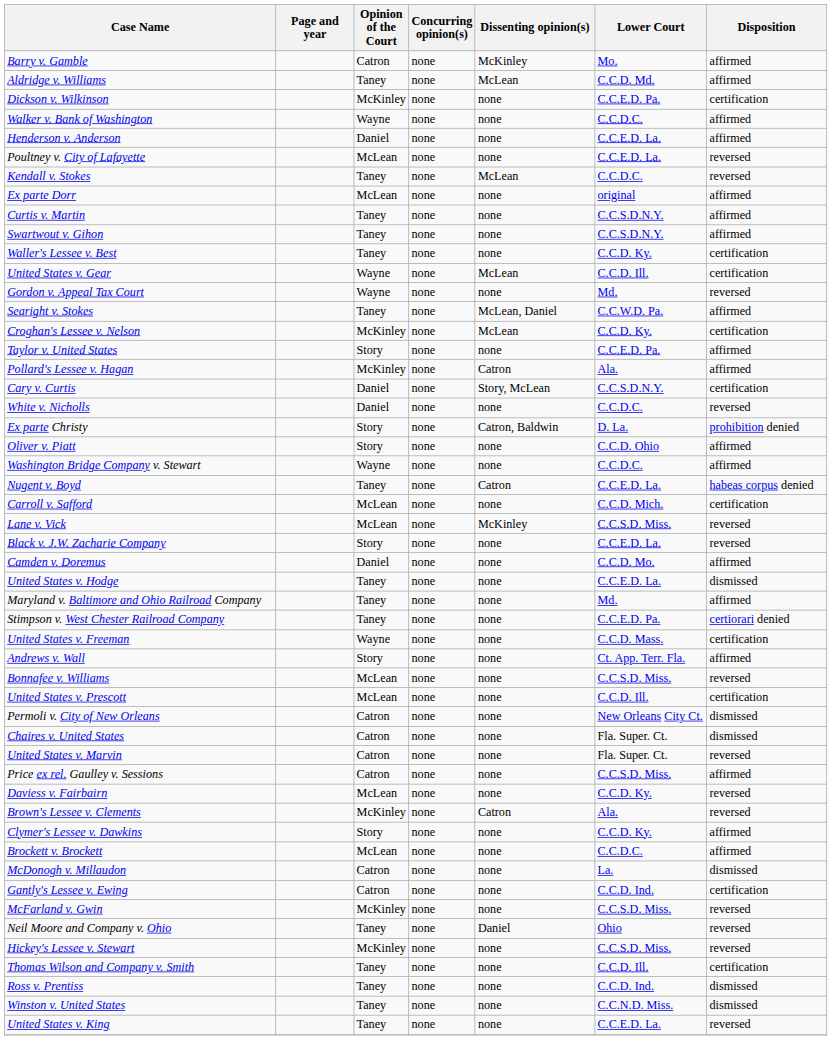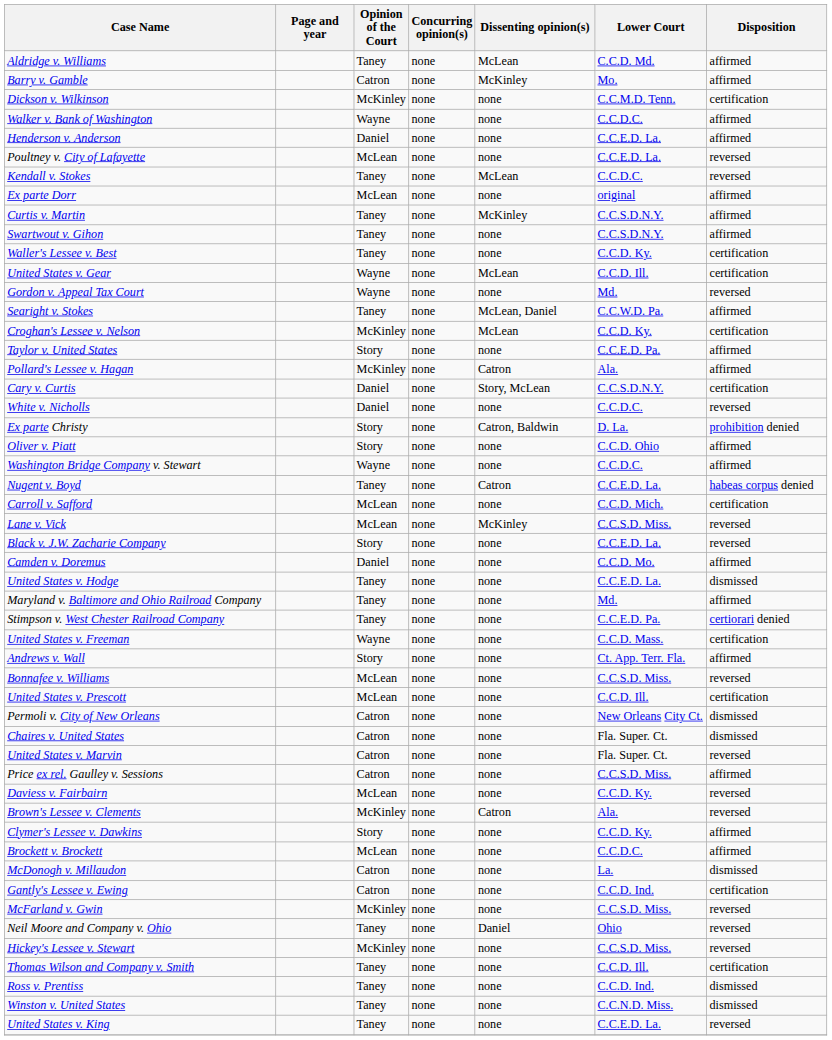rows swapped: (57, 80) <-> (47, 60)
(629, 99) C.C.E.D. Pa. -> (636, 99) C.C.M.D. Tenn.
(490, 215) none -> (503, 215) McKinley
